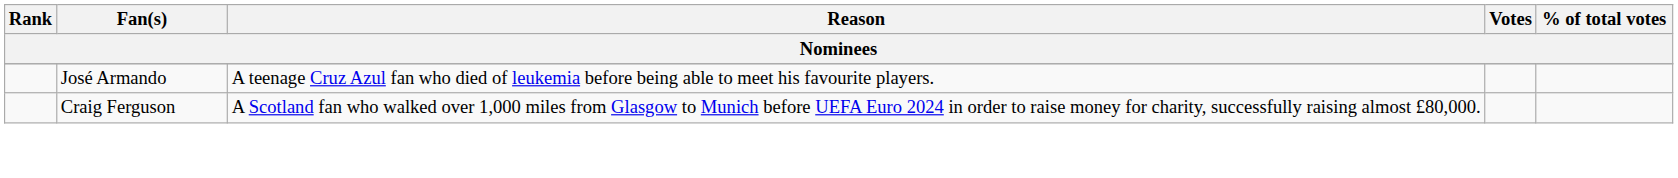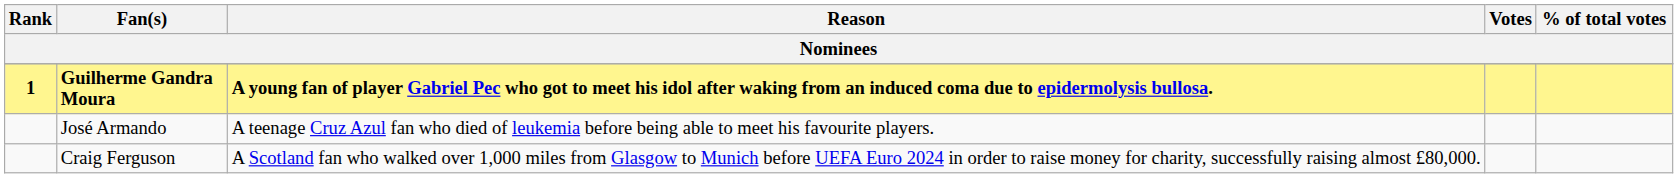+ row: (137, 88)
